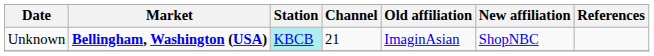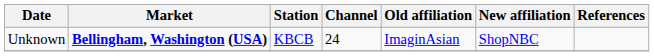(294, 39) paleturquoise background -> (294, 39) no background
(332, 39) 21 -> (332, 39) 24
